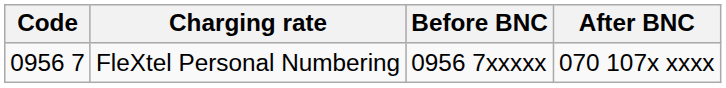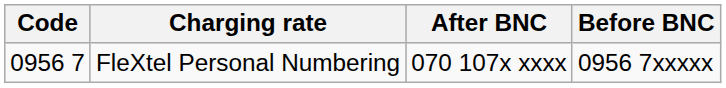columns swapped: (480, 23) <-> (637, 23)
